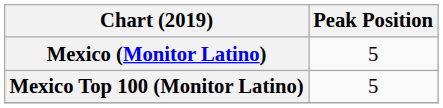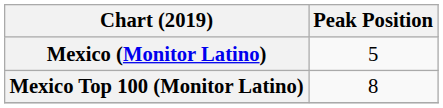(373, 86) 5 -> (373, 86) 8
